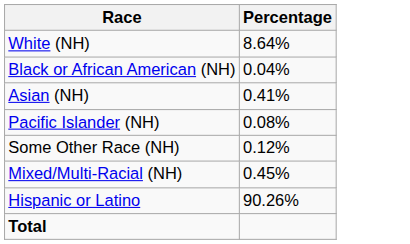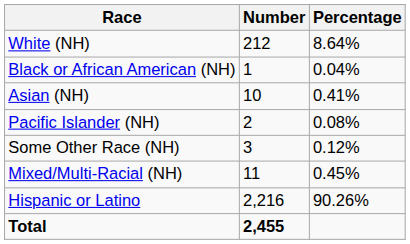+ column: (274, 17)
